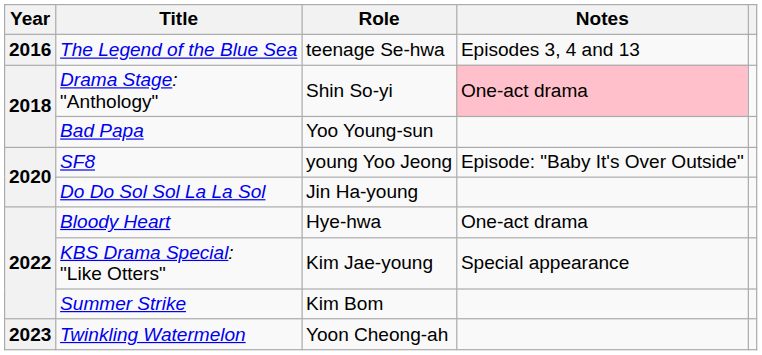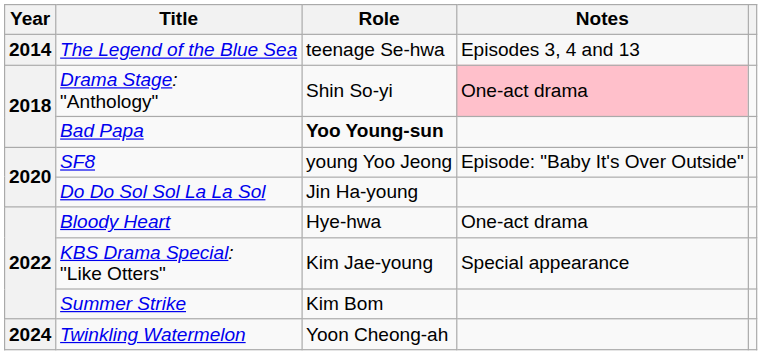(30, 49) 2016 -> (30, 49) 2014
(370, 131) normal -> (375, 131) bold
(30, 334) 2023 -> (30, 334) 2024
